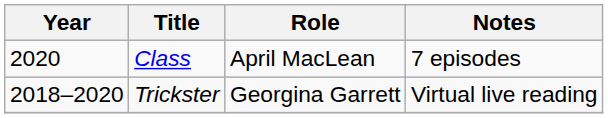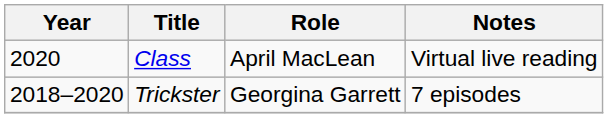(466, 58) 7 episodes -> (504, 58) Virtual live reading
(504, 94) Virtual live reading -> (466, 94) 7 episodes
